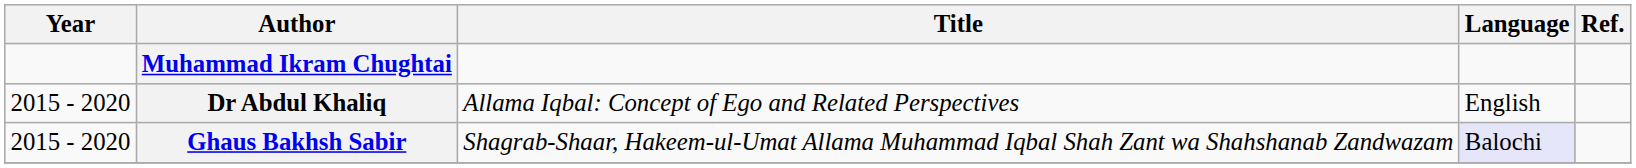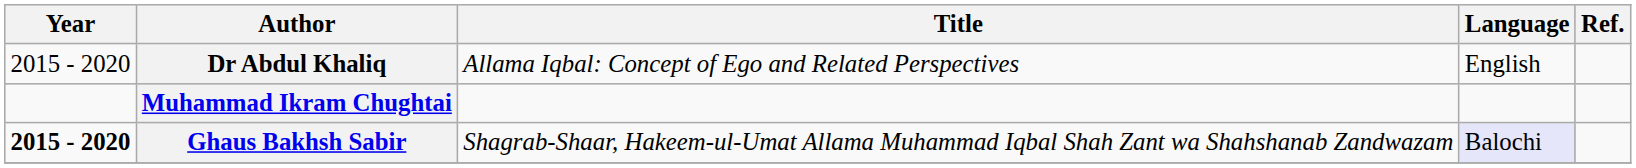rows swapped: (297, 63) <-> (297, 102)
(70, 142) normal -> (70, 142) bold
